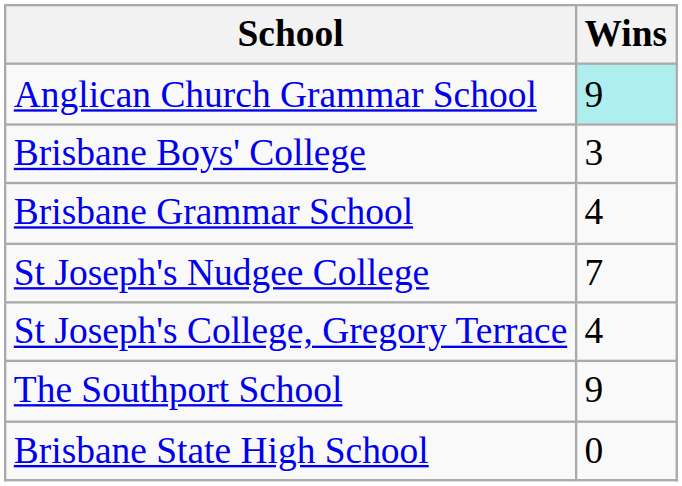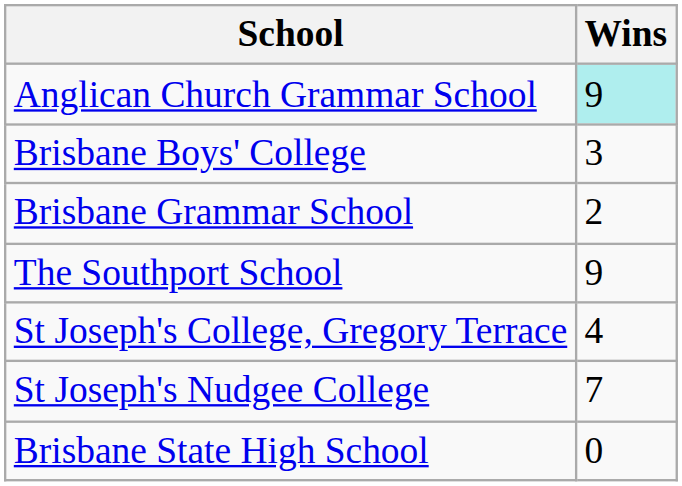(594, 212) 4 -> (594, 212) 2
rows swapped: (178, 390) <-> (222, 271)
